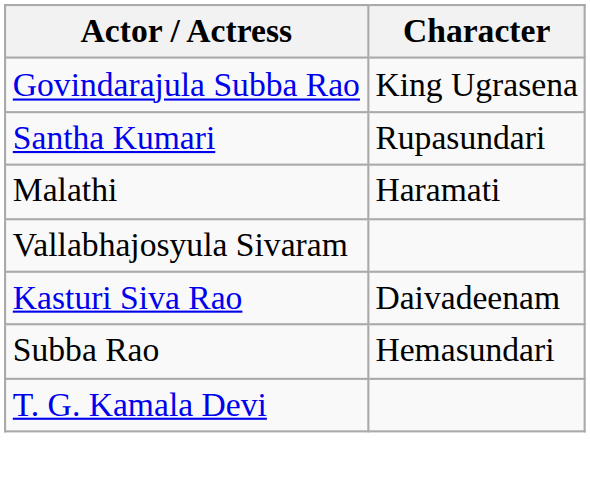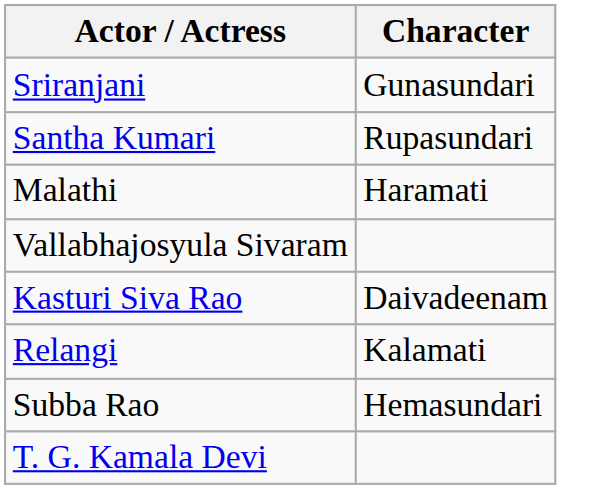- row: (186, 84)
+ row: (79, 84)
+ row: (65, 350)
